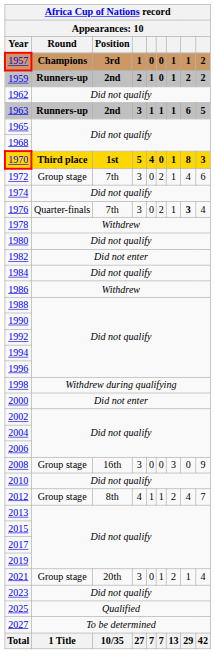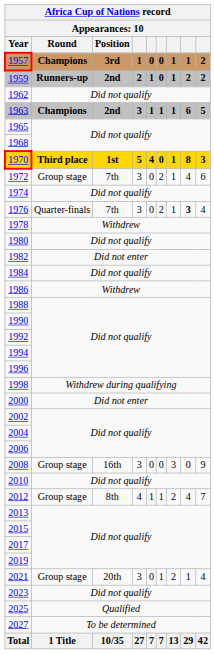(62, 110) Runners-up -> (62, 110) Champions
